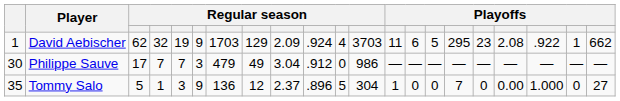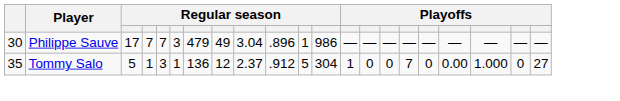- row: (77, 42)
(319, 63) .912 -> (282, 42) .896
(342, 63) 0 -> (305, 42) 1
(199, 85) 9 -> (177, 63) 1
(319, 85) .896 -> (282, 63) .912
